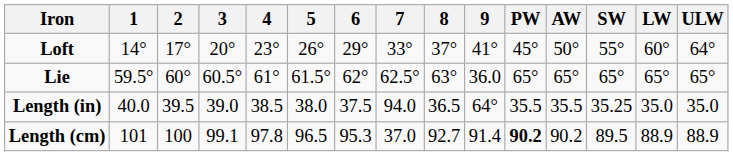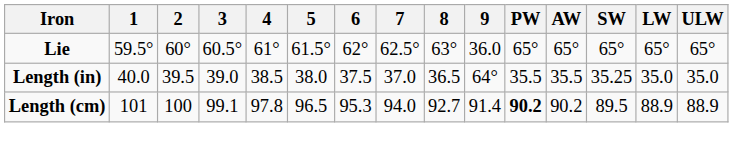- row: (57, 48)
(400, 106) 94.0 -> (400, 77) 37.0
(400, 135) 37.0 -> (400, 106) 94.0
